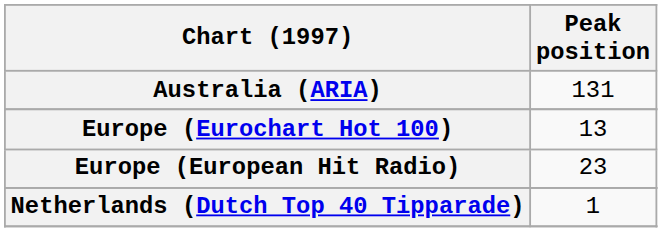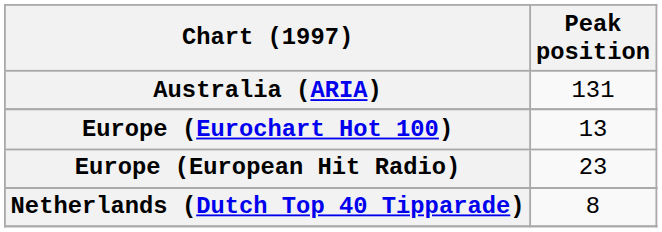(593, 207) 1 -> (593, 207) 8
